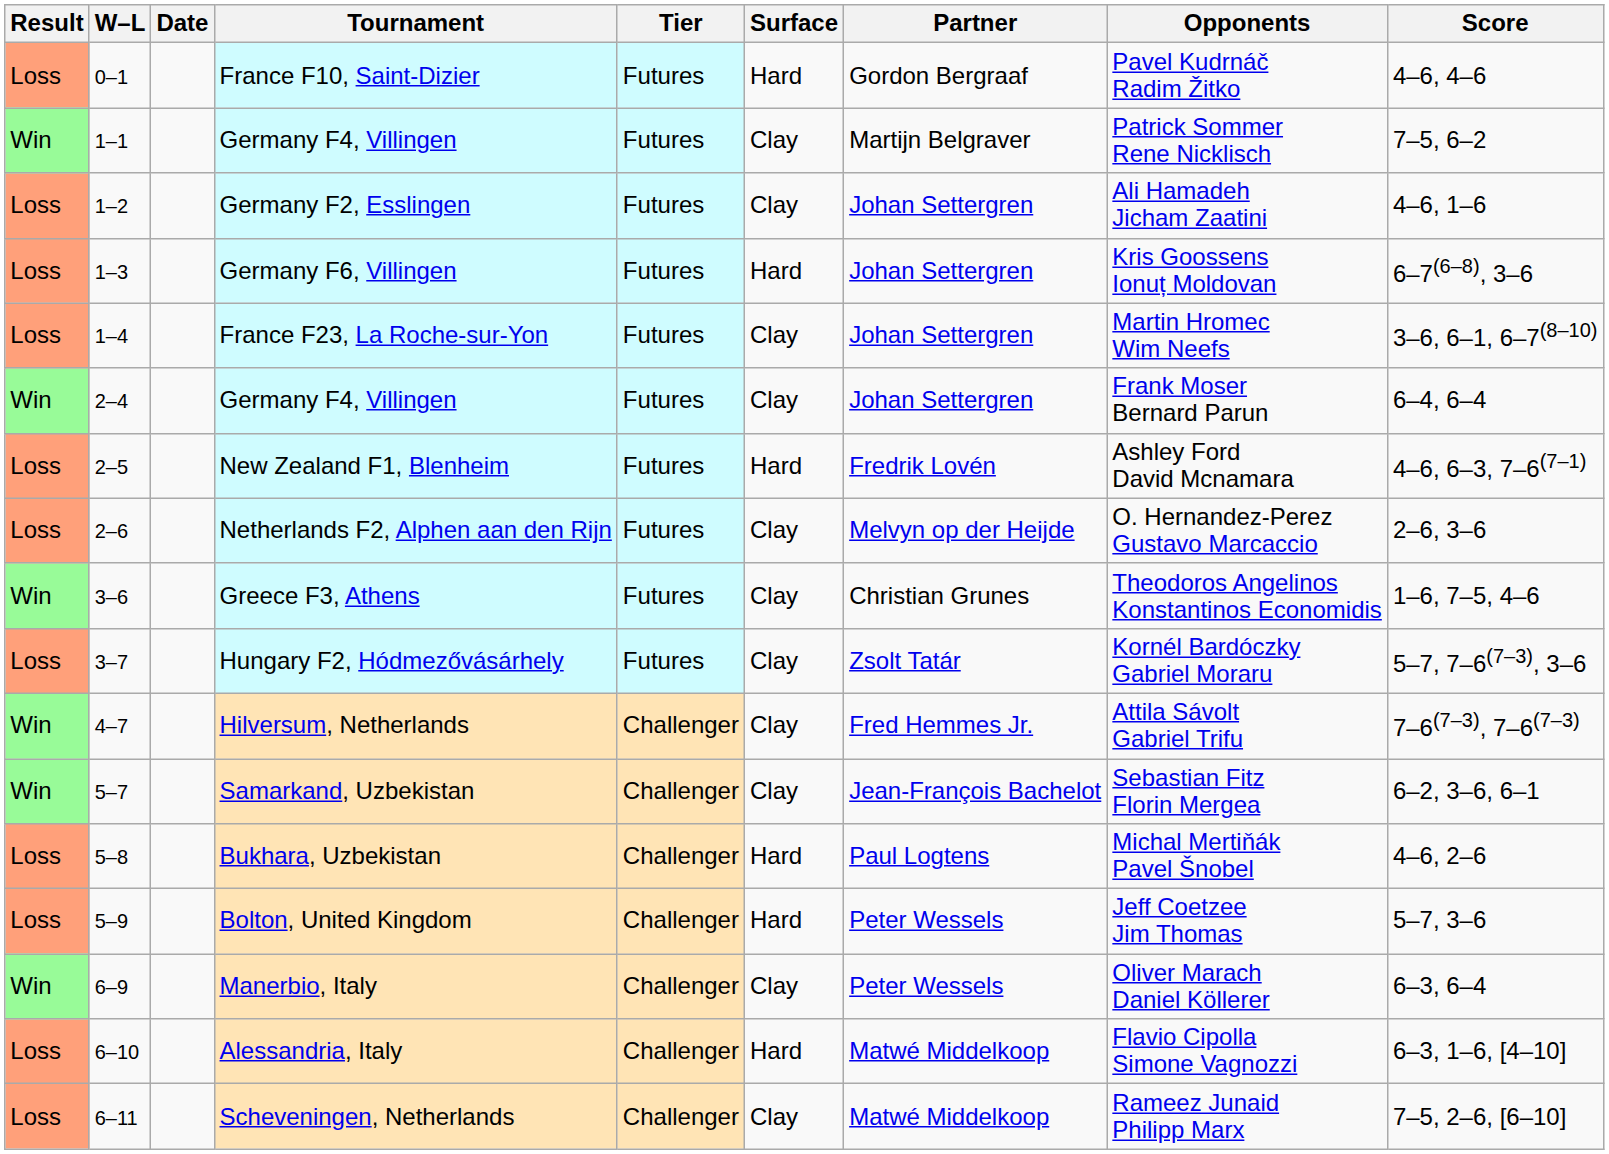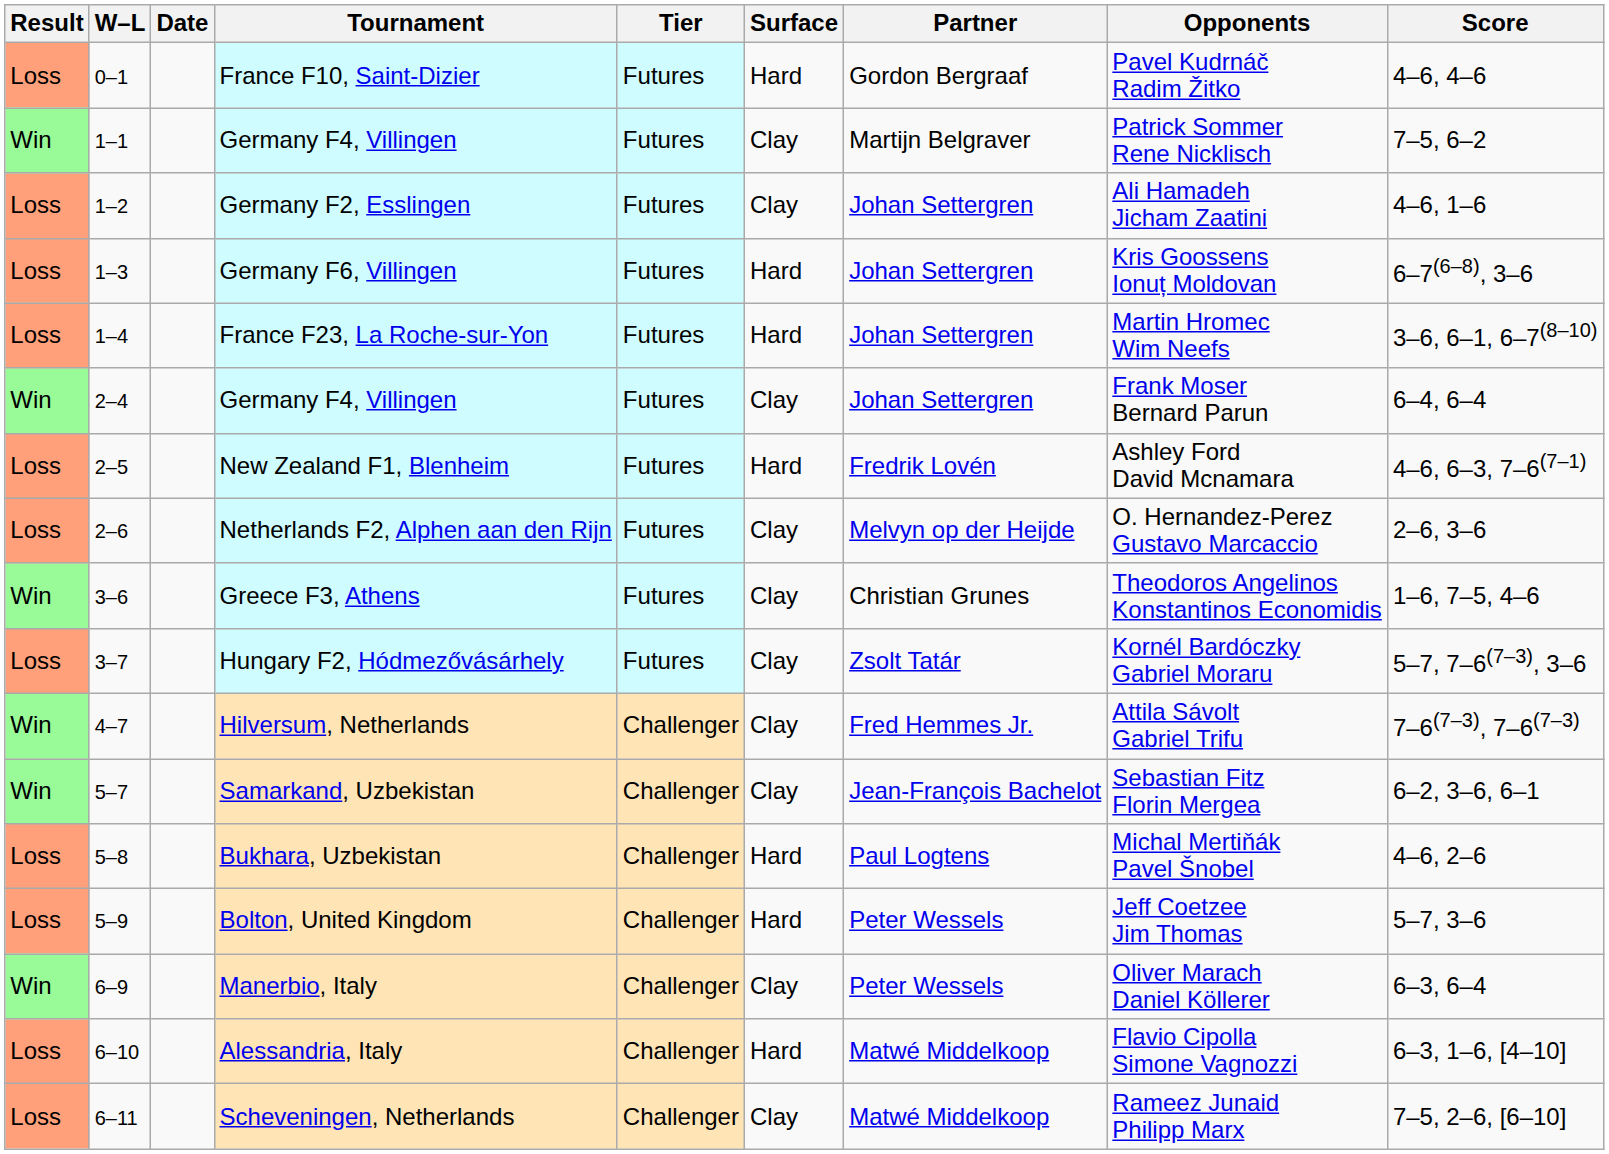(774, 335) Clay -> (776, 335) Hard
